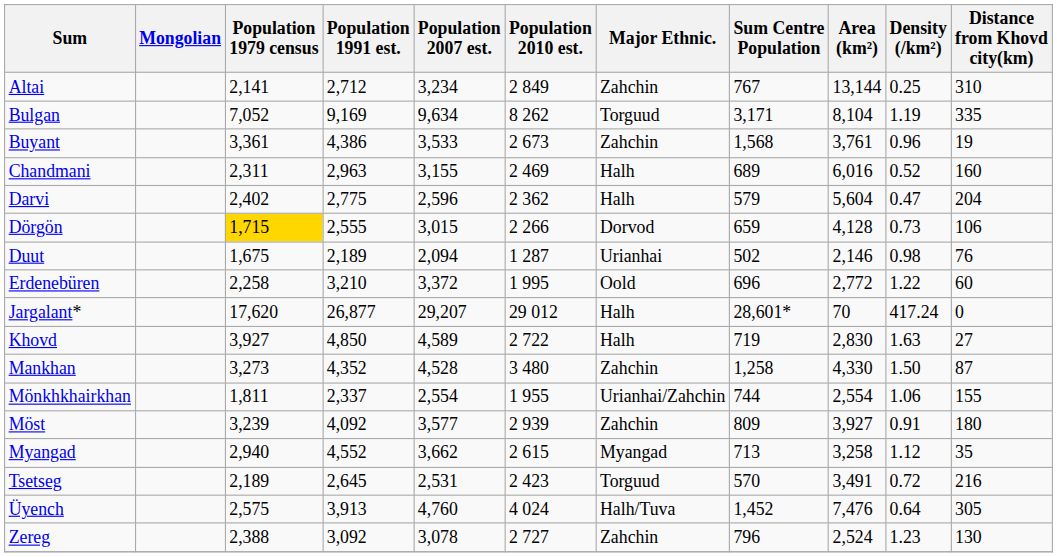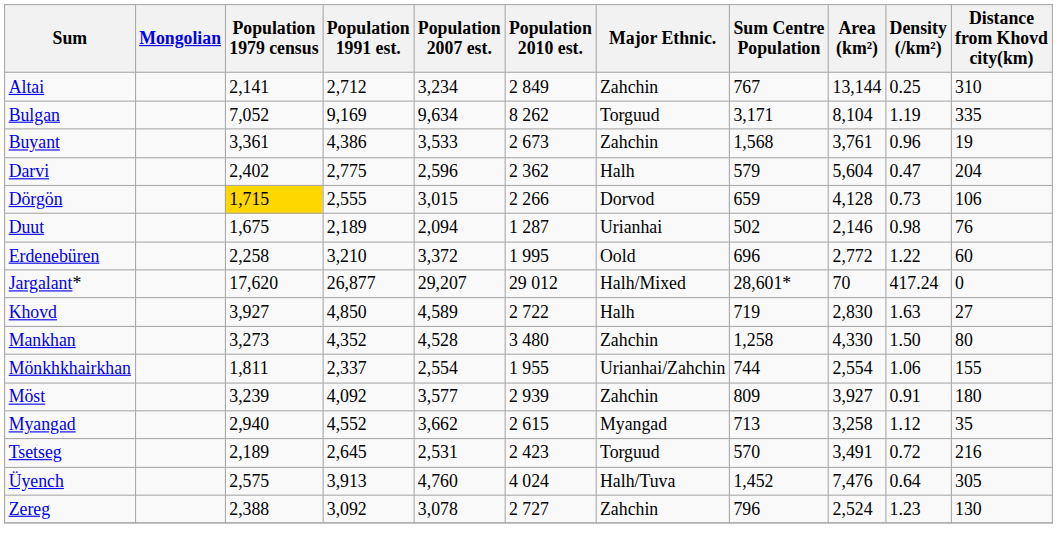- row: (50, 171)
(617, 312) Halh -> (643, 283) Halh/Mixed
(964, 368) 87 -> (964, 340) 80
